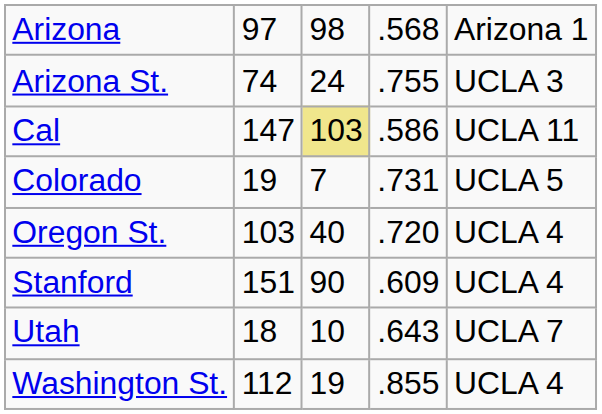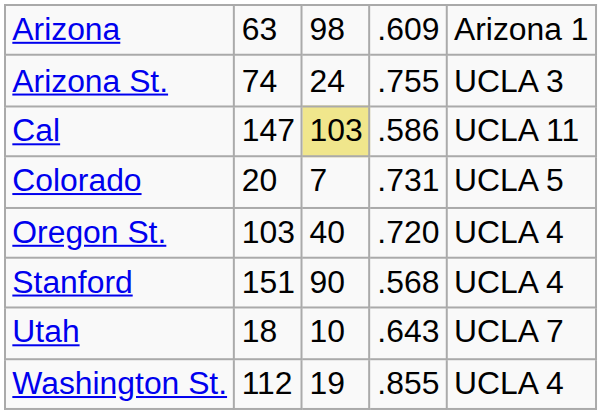(259, 29) 97 -> (259, 29) 63
(408, 29) .568 -> (408, 29) .609
(259, 181) 19 -> (259, 181) 20
(408, 282) .609 -> (408, 282) .568
